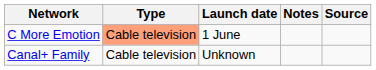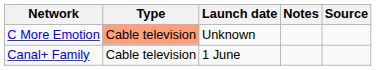(221, 34) 1 June -> (229, 34) Unknown
(229, 55) Unknown -> (221, 55) 1 June
